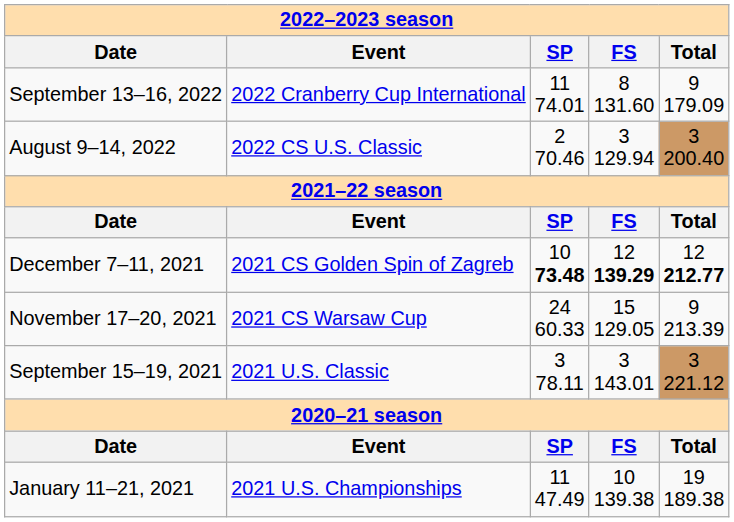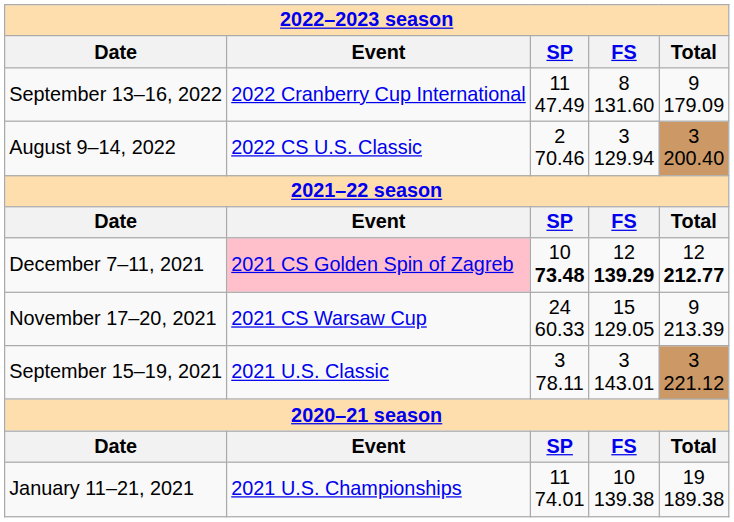(560, 94) 11 74.01 -> (560, 94) 11 47.49
(372, 264) no background -> (372, 264) pink background
(560, 489) 11 47.49 -> (560, 489) 11 74.01
